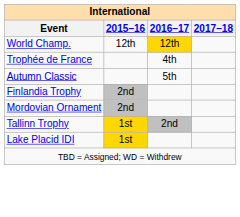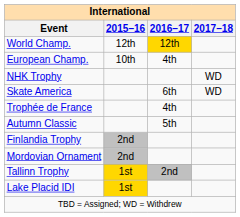+ row: (48, 60)
+ row: (34, 76)
+ row: (39, 92)
